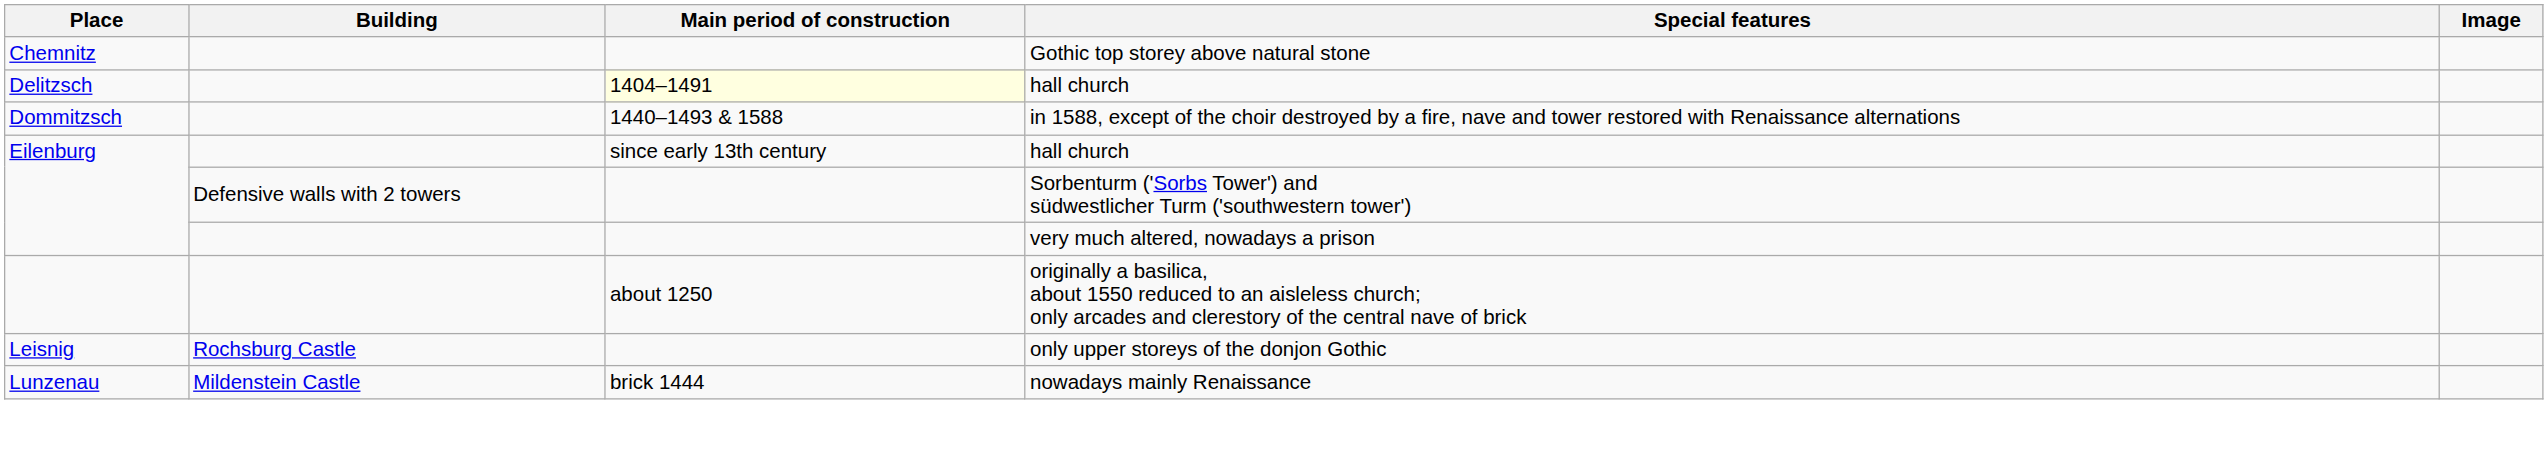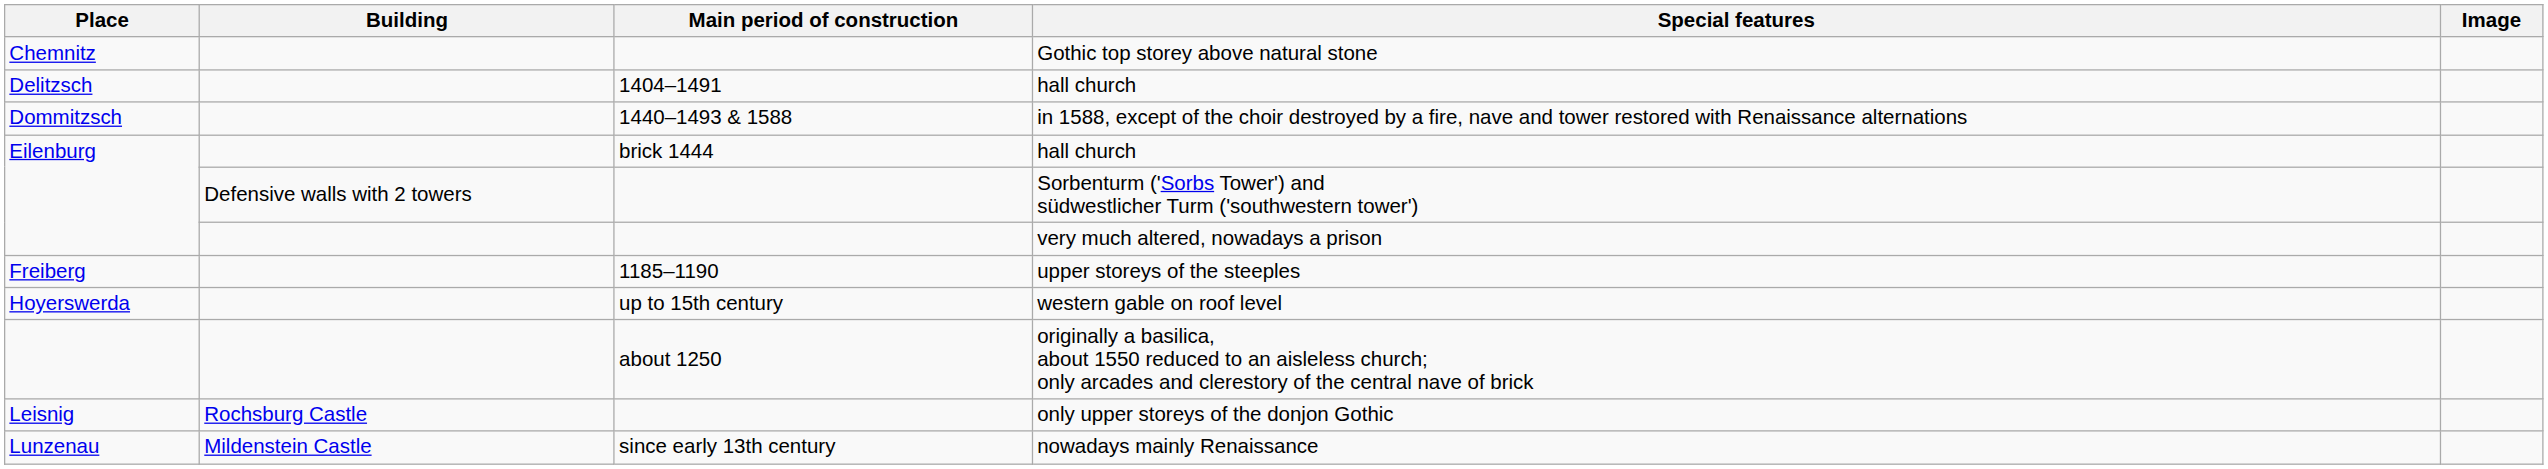(661, 85) lightyellow background -> (670, 85) no background
(718, 150) since early 13th century -> (666, 150) brick 1444
+ row: (47, 271)
+ row: (70, 303)
(657, 382) brick 1444 -> (727, 447) since early 13th century
